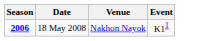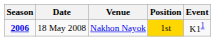+ column: (166, 12)
